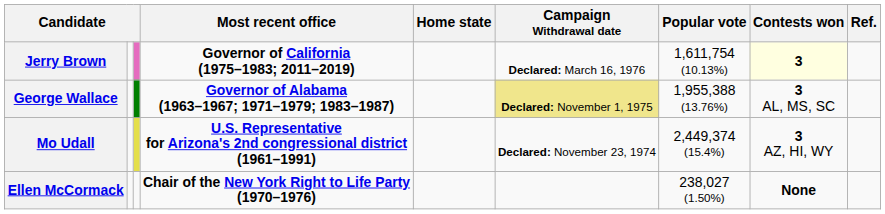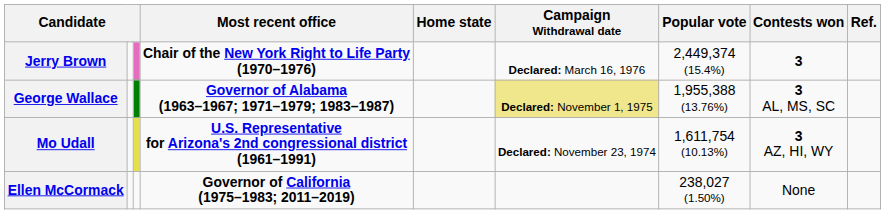(276, 61) Governor of California (1975–1983; 2011–2019) -> (276, 61) Chair of the New York Right to Life Party (1970–1976)
(704, 61) 1,611,754 (10.13%) -> (704, 61) 2,449,374 (15.4%)
(799, 61) lightyellow background -> (799, 61) no background
(704, 144) 2,449,374 (15.4%) -> (704, 144) 1,611,754 (10.13%)
(276, 189) Chair of the New York Right to Life Party (1970–1976) -> (276, 189) Governor of California (1975–1983; 2011–2019)
(799, 189) bold -> (799, 189) normal
